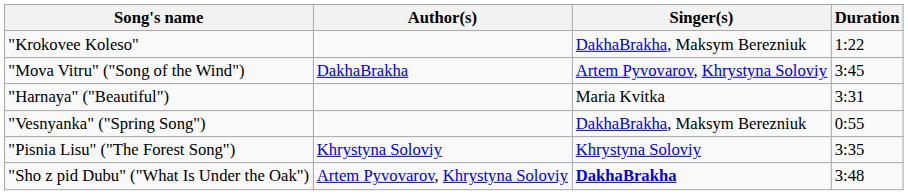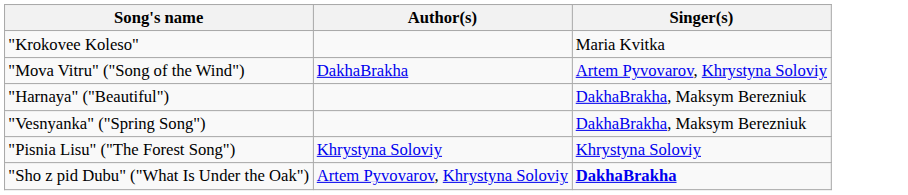- column: (867, 17)
(691, 44) DakhaBrakha, Maksym Berezniuk -> (620, 44) Maria Kvitka
(620, 96) Maria Kvitka -> (691, 96) DakhaBrakha, Maksym Berezniuk
